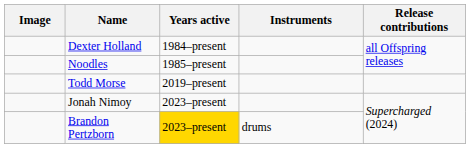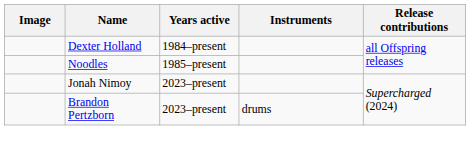- row: (97, 83)
(194, 127) gold background -> (194, 108) no background
